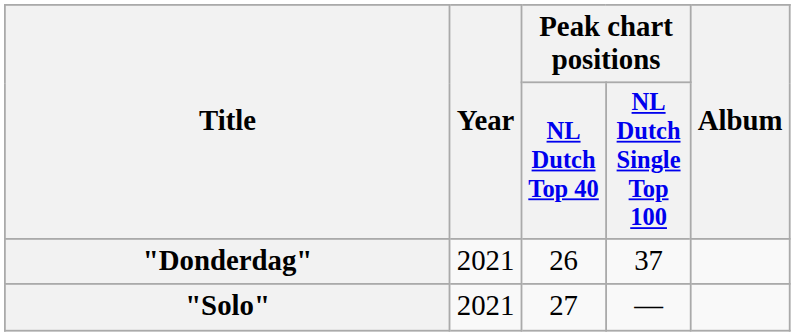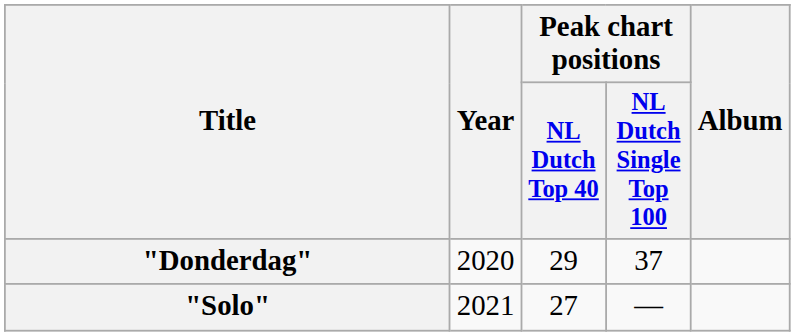(486, 260) 2021 -> (486, 260) 2020
(564, 260) 26 -> (564, 260) 29
